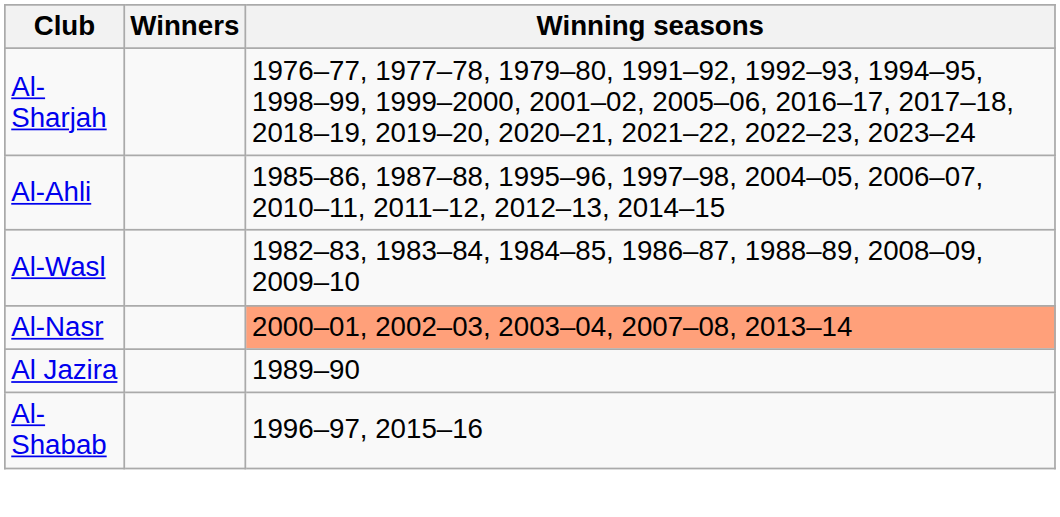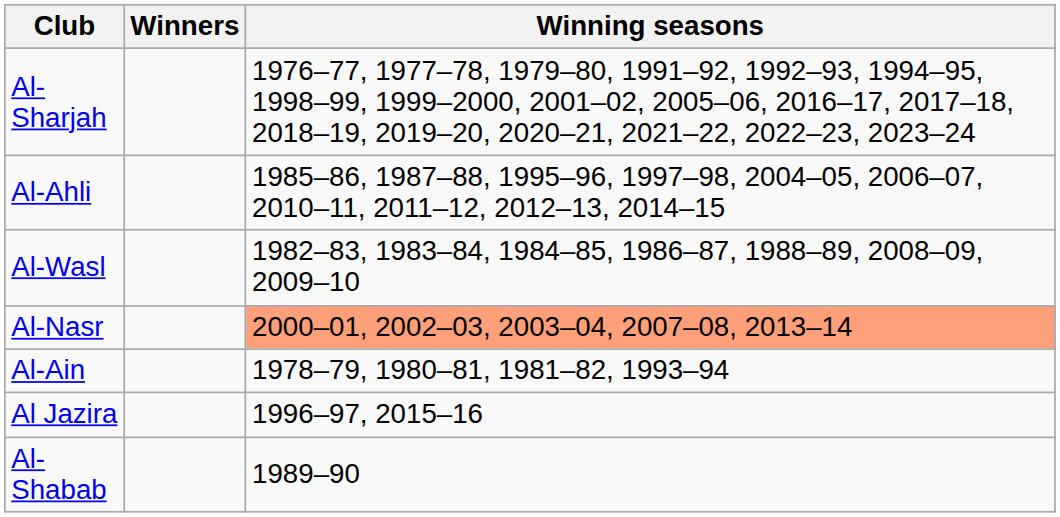+ row: (48, 370)
(306, 370) 1989–90 -> (368, 414) 1996–97, 2015–16
(368, 429) 1996–97, 2015–16 -> (306, 473) 1989–90
